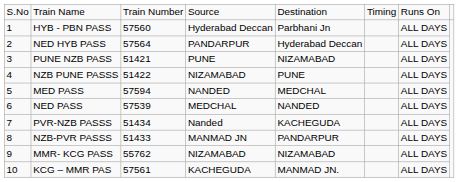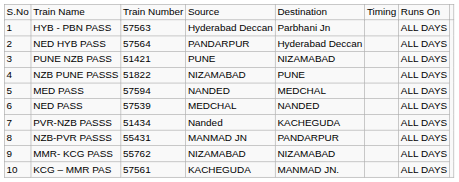(137, 28) 57560 -> (137, 28) 57563
(137, 75) 51422 -> (137, 75) 51822
(137, 138) 51433 -> (137, 138) 55431
